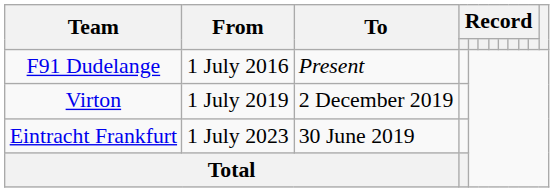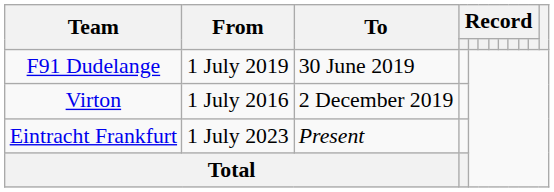(238, 66) 1 July 2016 -> (238, 66) 1 July 2019
(332, 66) Present -> (357, 66) 30 June 2019
(238, 100) 1 July 2019 -> (238, 100) 1 July 2016
(357, 135) 30 June 2019 -> (332, 135) Present
